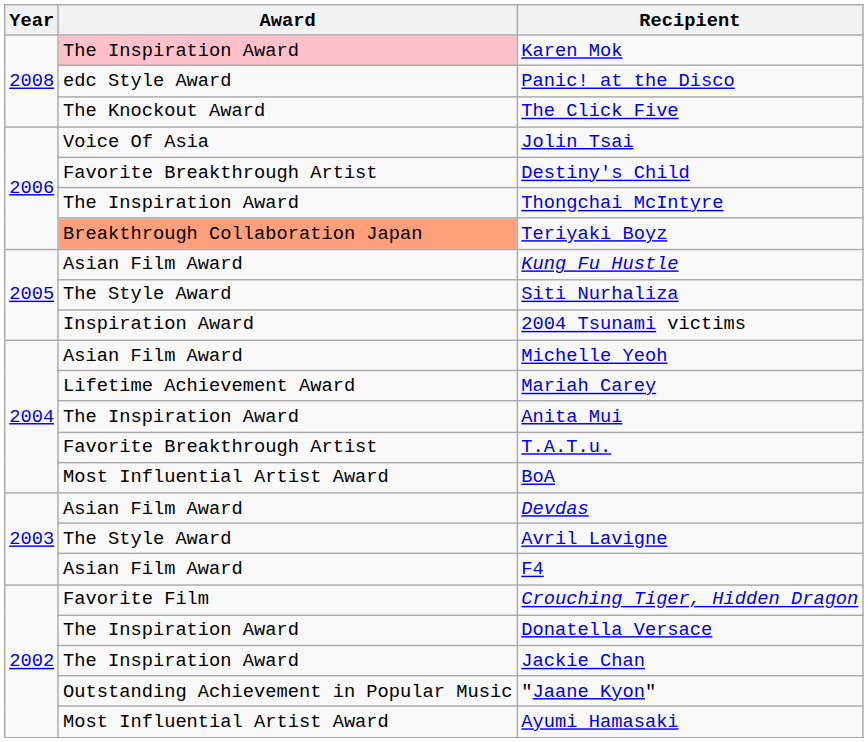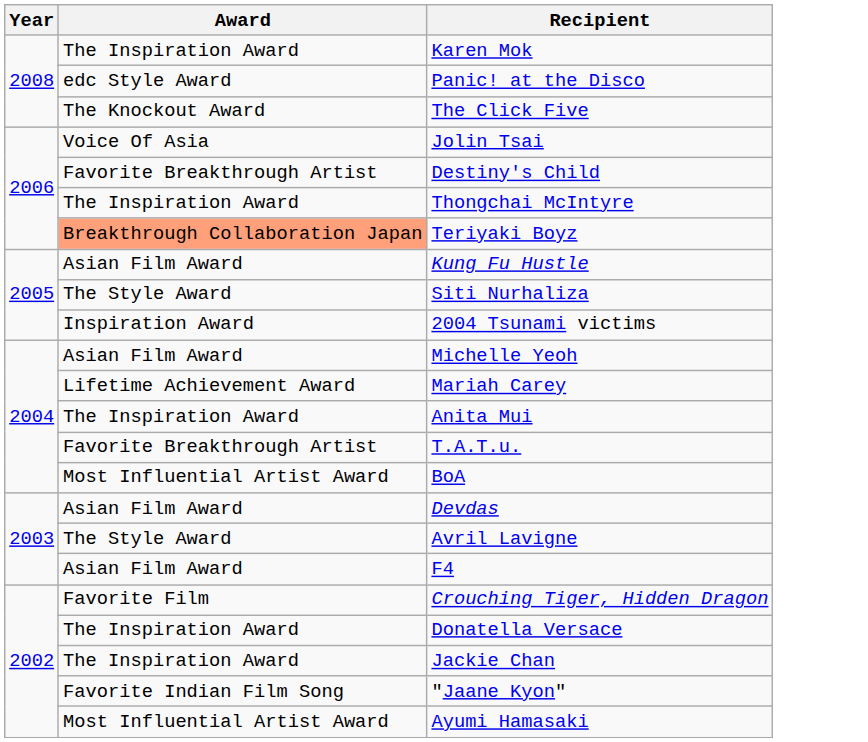(181, 50) pink background -> (181, 50) no background
(288, 691) Outstanding Achievement in Popular Music -> (203, 691) Favorite Indian Film Song
